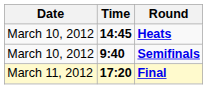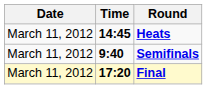(51, 34) March 10, 2012 -> (50, 34) March 11, 2012
(51, 53) March 10, 2012 -> (50, 53) March 11, 2012
